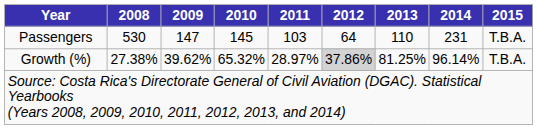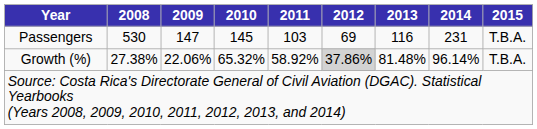(349, 37) 64 -> (349, 37) 69
(402, 37) 110 -> (402, 37) 116
(188, 59) 39.62% -> (188, 59) 22.06%
(295, 59) 28.97% -> (295, 59) 58.92%
(402, 59) 81.25% -> (402, 59) 81.48%
